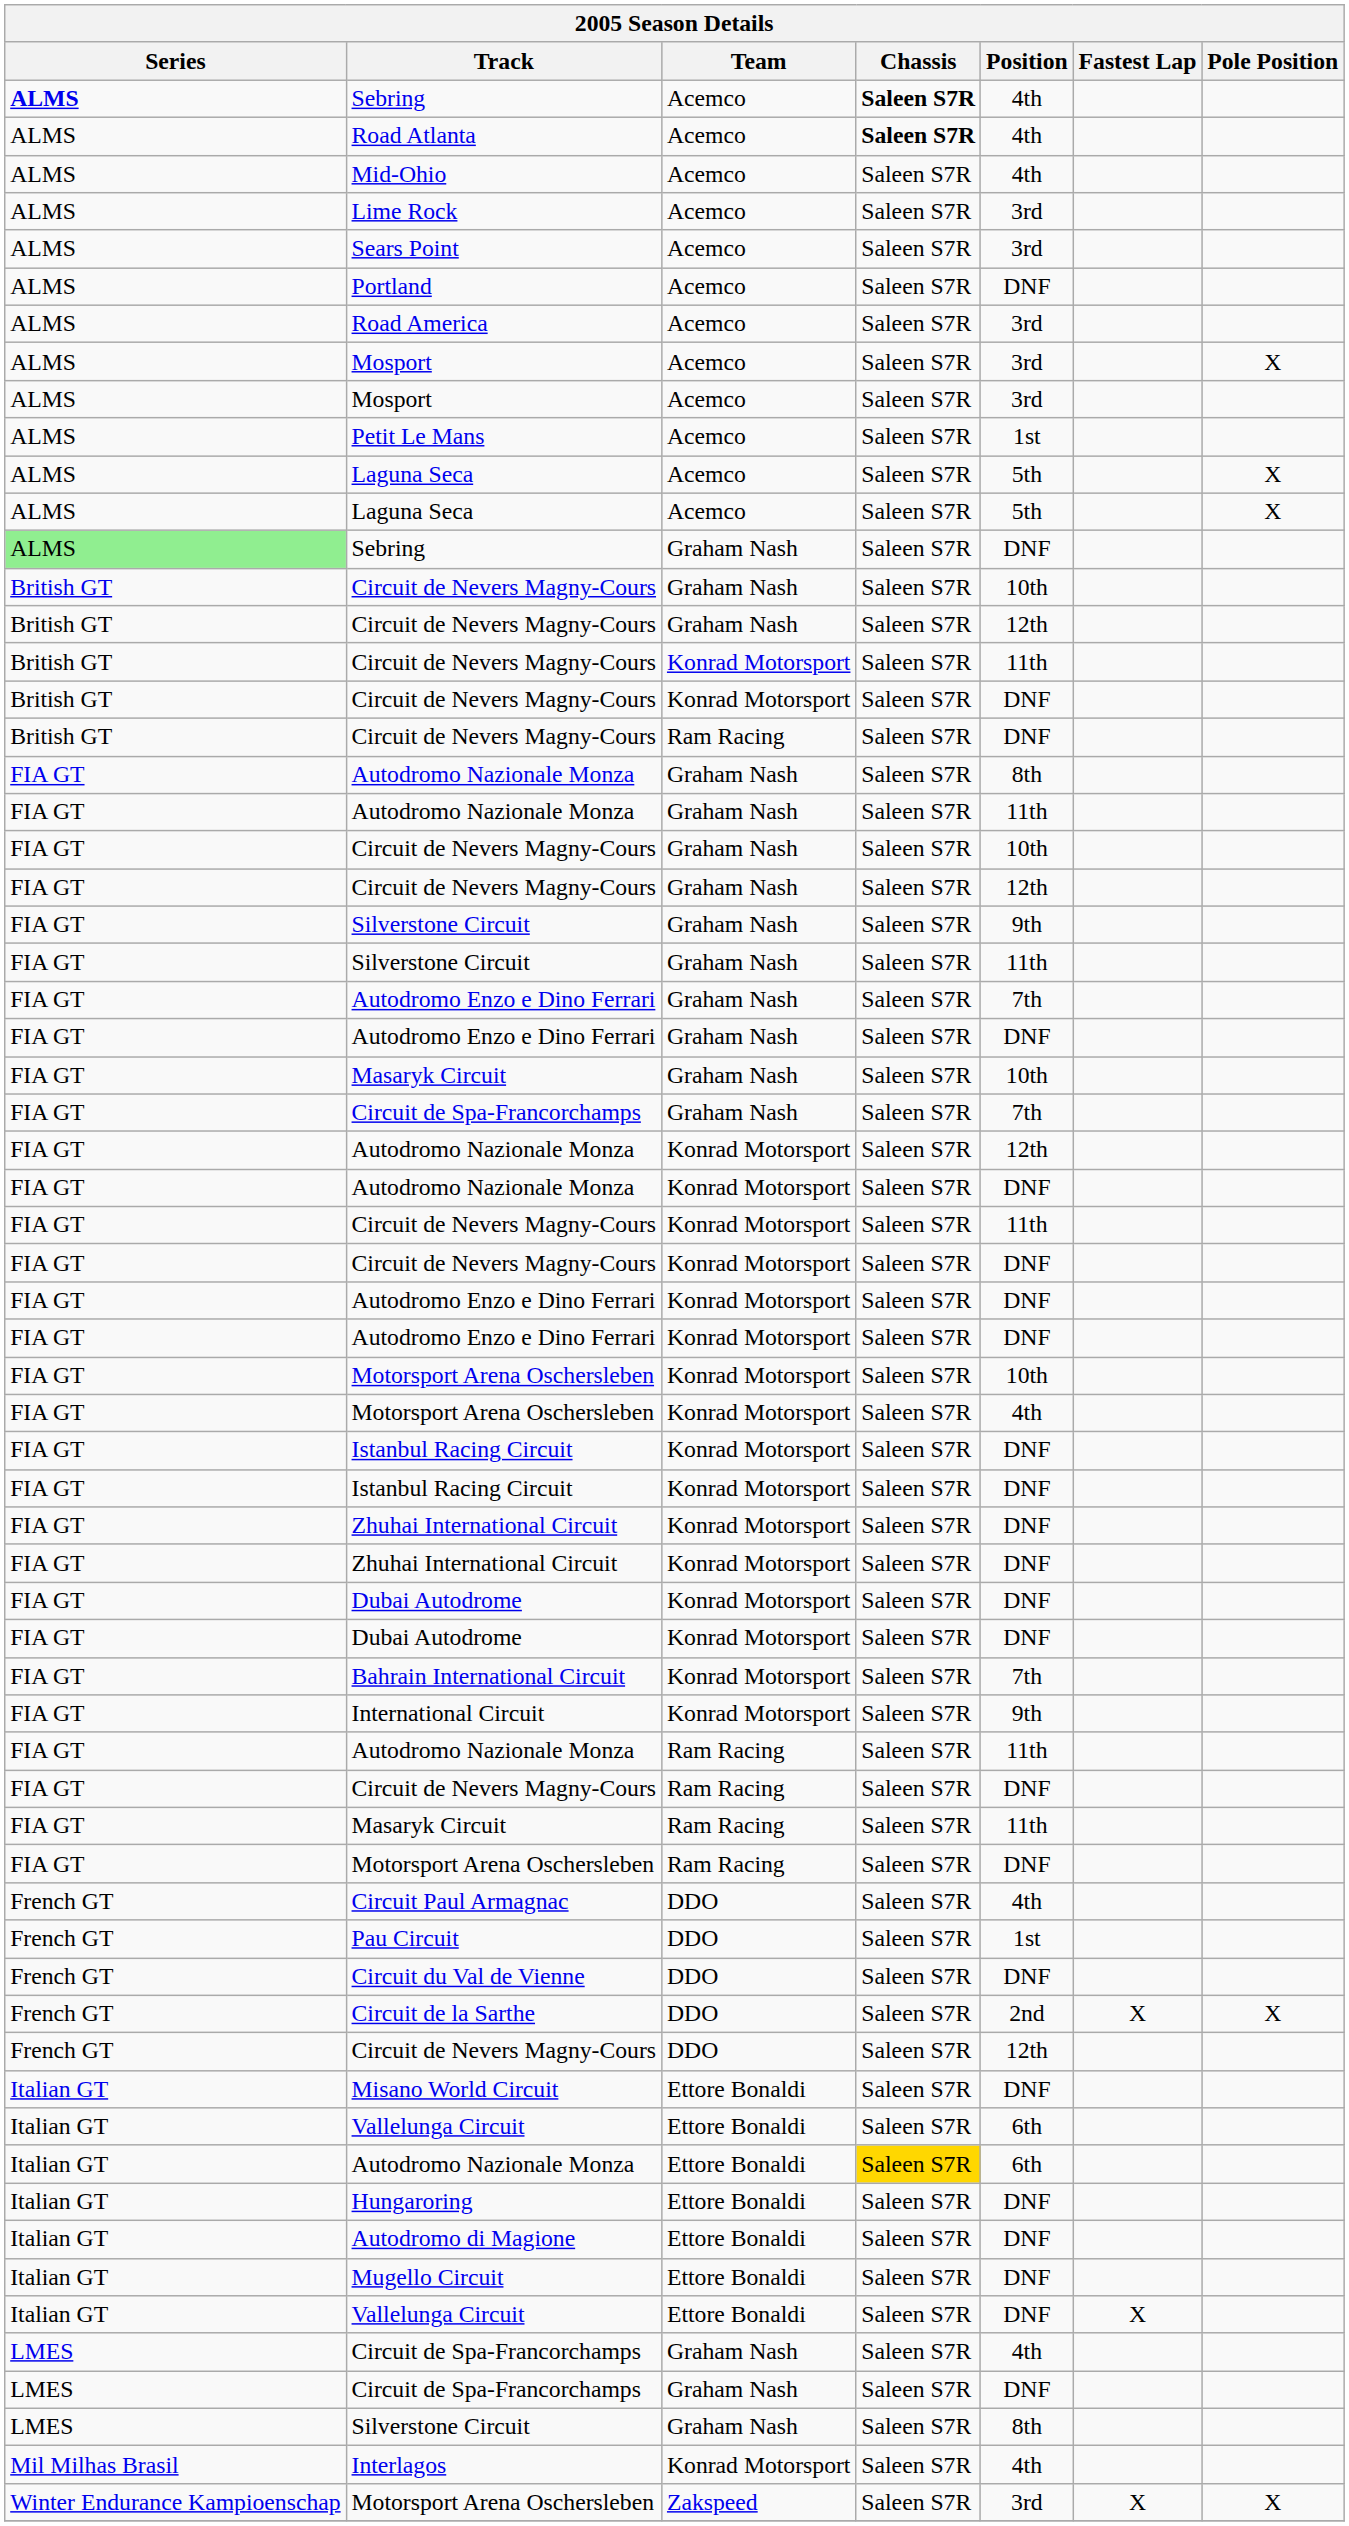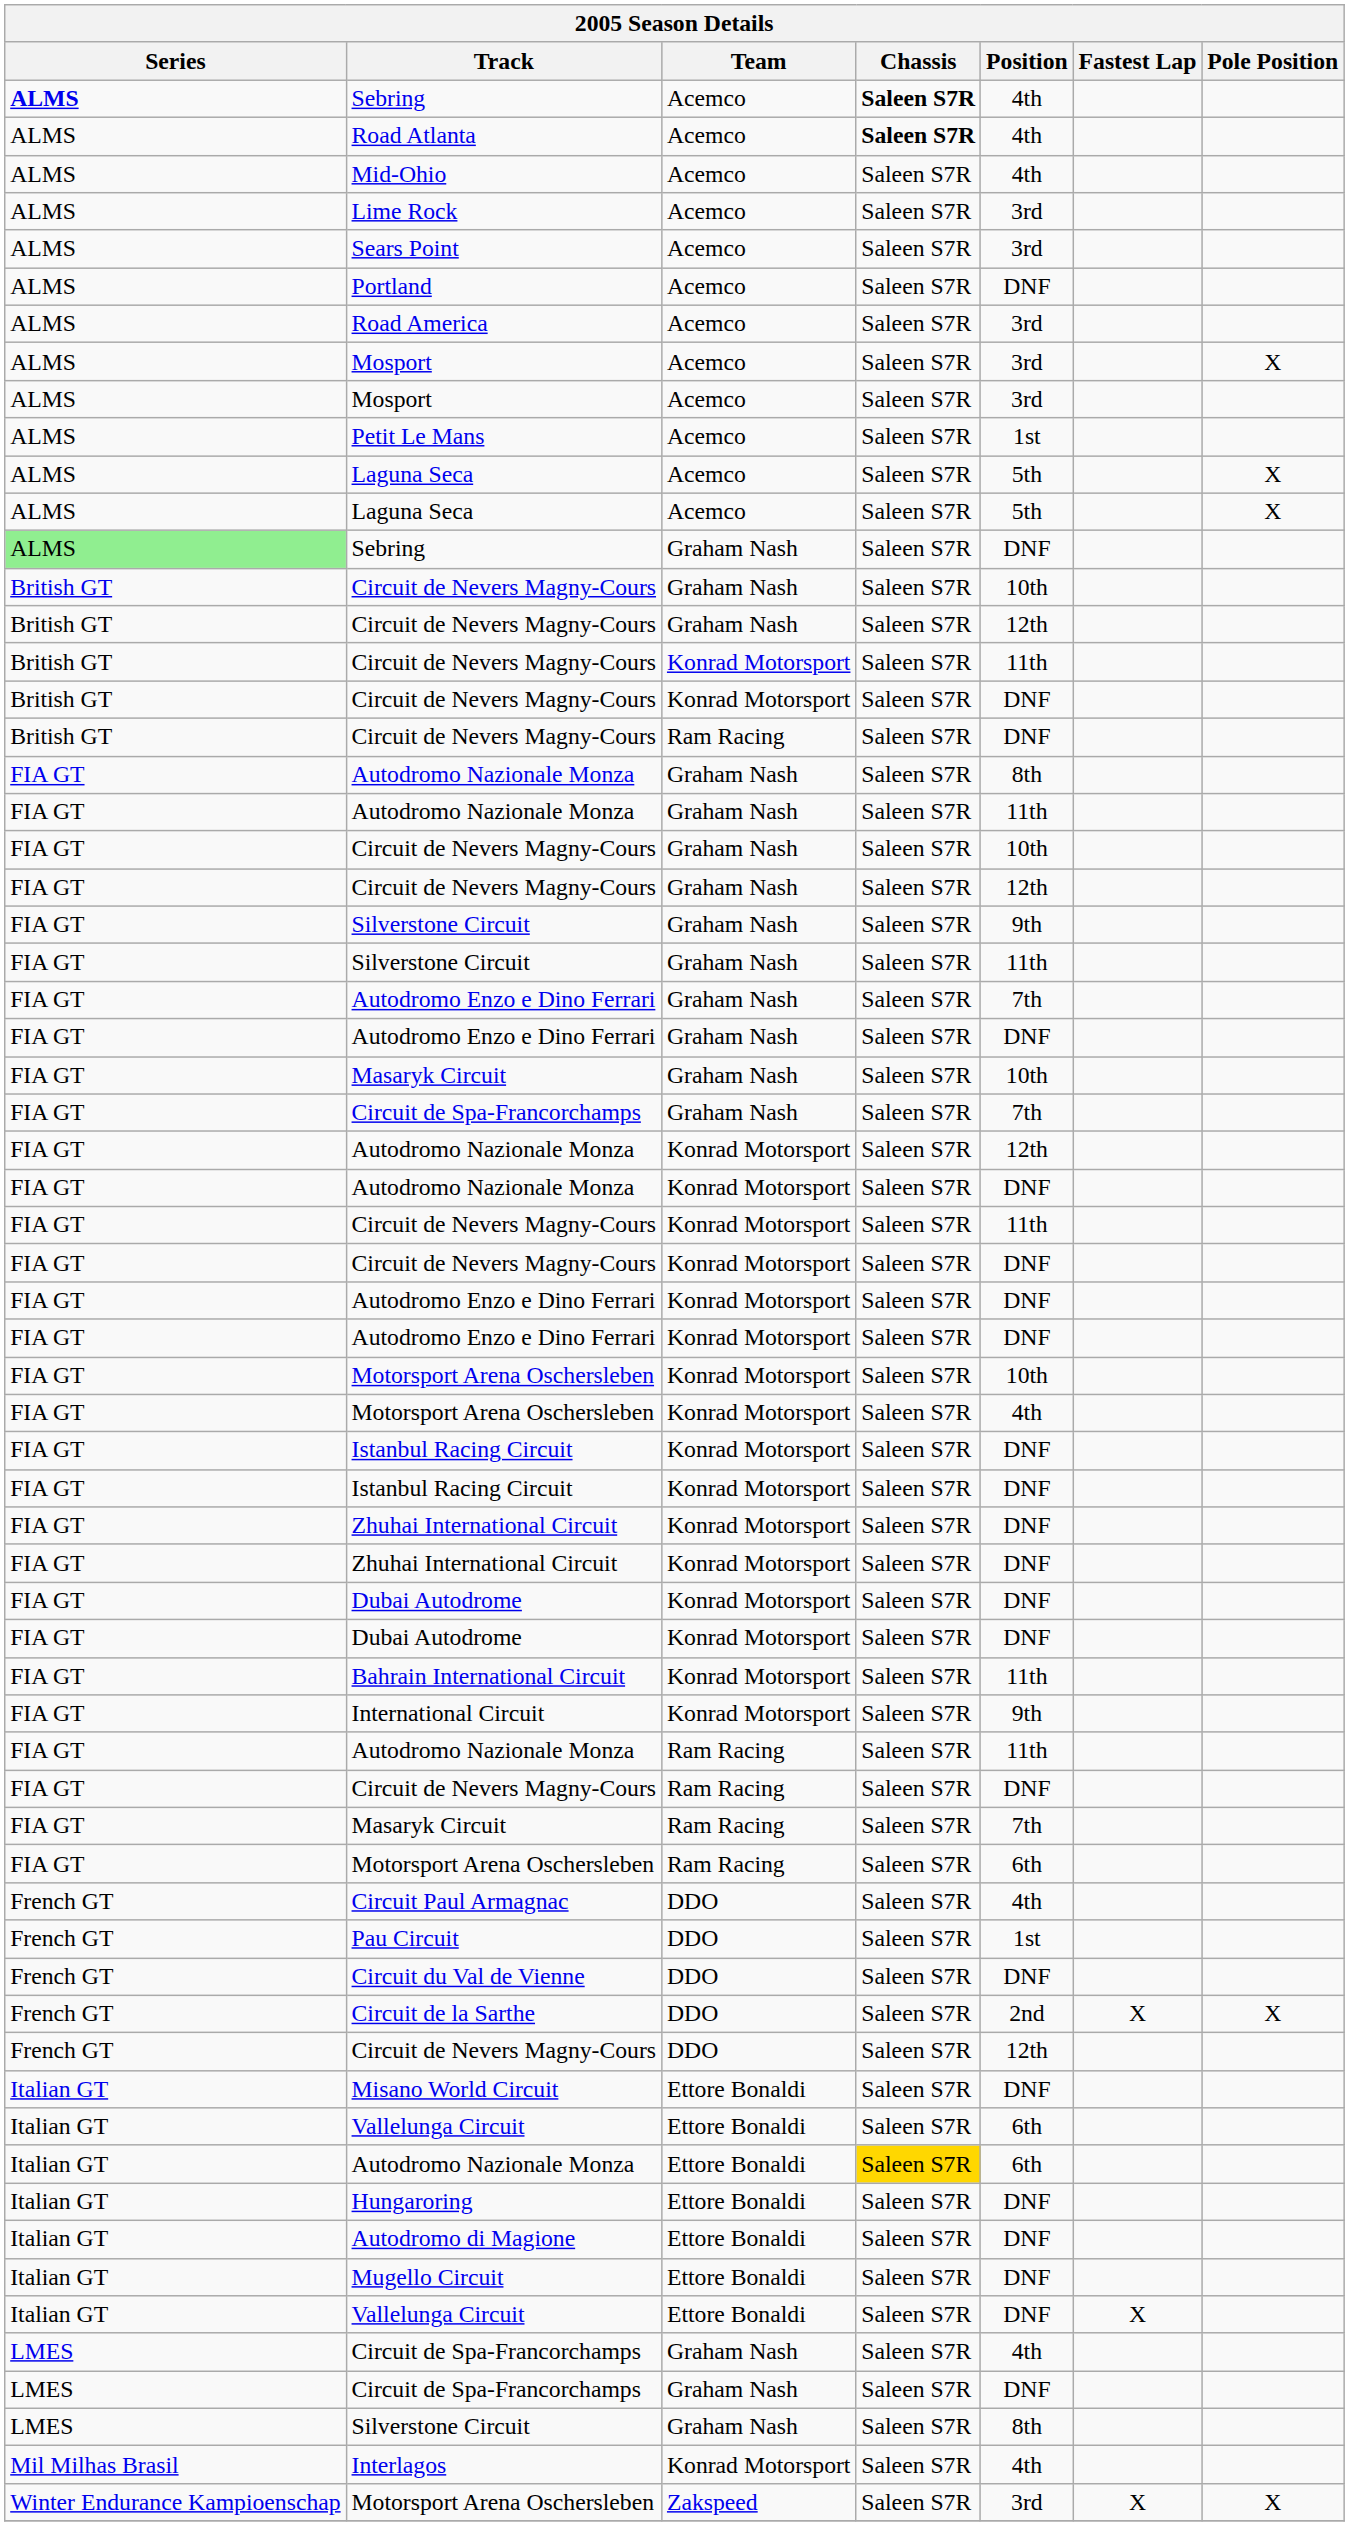(1027, 1675) 7th -> (1027, 1675) 11th
(1027, 1825) 11th -> (1027, 1825) 7th
(1027, 1863) DNF -> (1027, 1863) 6th
